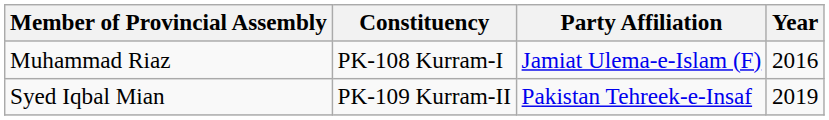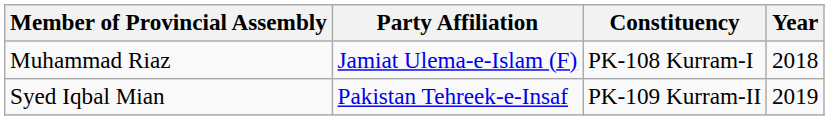columns swapped: (641, 22) <-> (424, 22)
(795, 59) 2016 -> (795, 59) 2018
